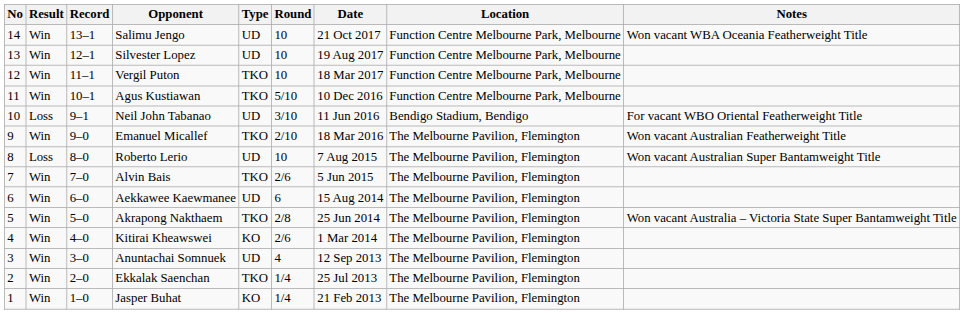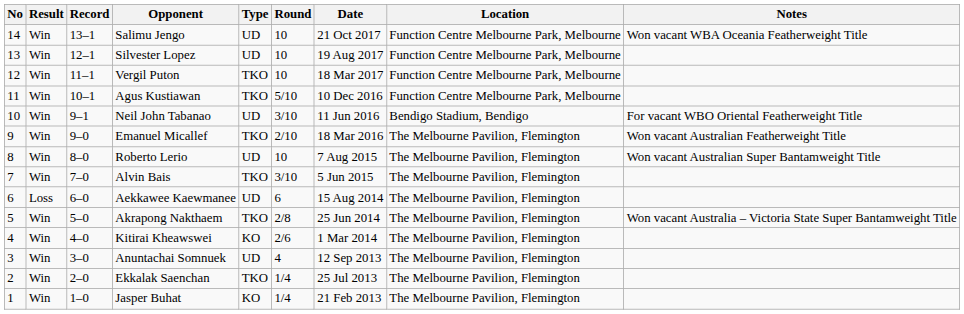(41, 116) Loss -> (40, 116) Win
(41, 156) Loss -> (40, 156) Win
(283, 177) 2/6 -> (286, 177) 3/10
(40, 197) Win -> (41, 197) Loss
